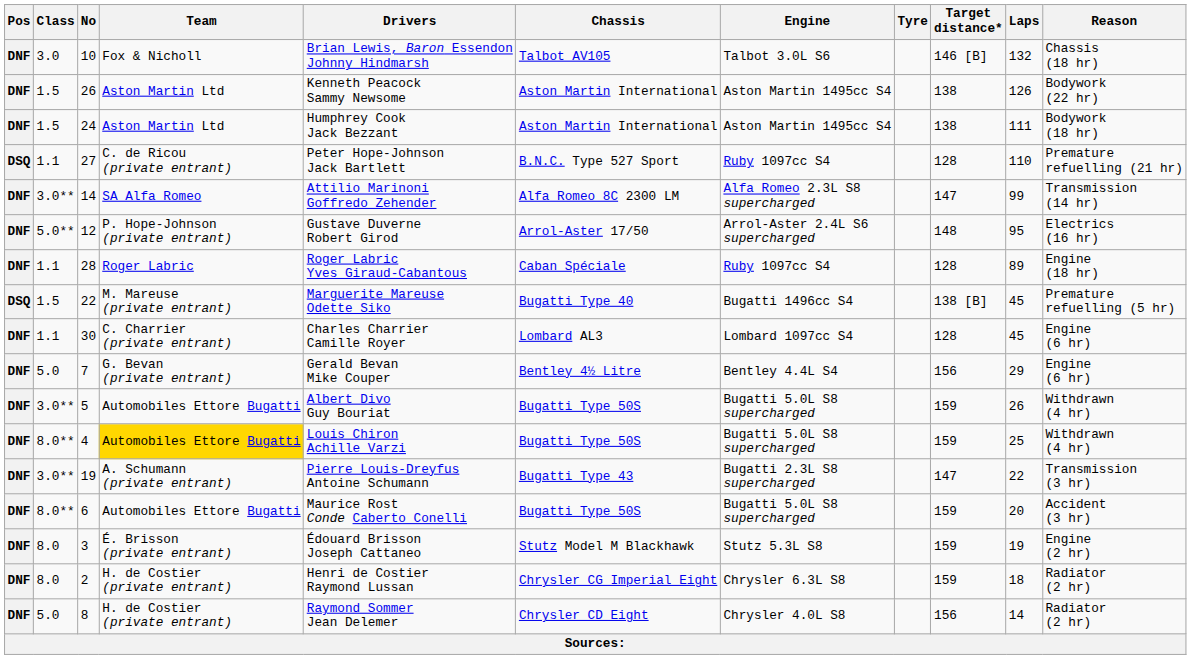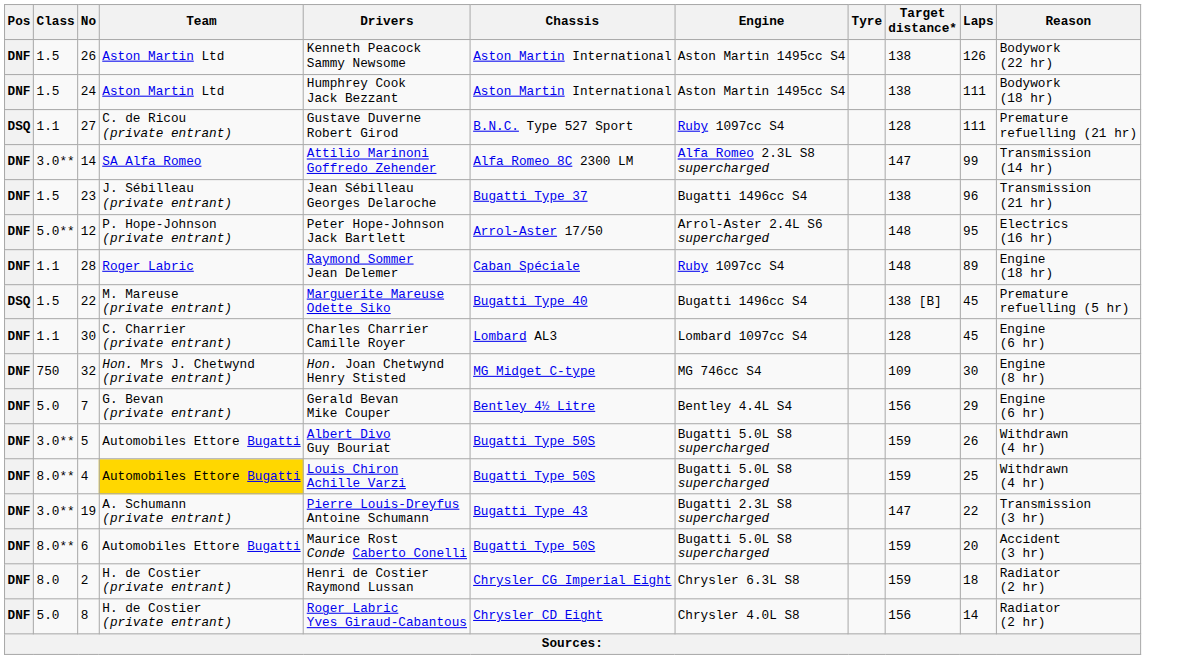- row: (89, 57)
(375, 162) Peter Hope-Johnson Jack Bartlett -> (364, 127) Gustave Duverne Robert Girod
(1020, 162) 110 -> (974, 127) 111
+ row: (89, 197)
(364, 232) Gustave Duverne Robert Girod -> (375, 232) Peter Hope-Johnson Jack Bartlett
(387, 267) Roger Labric Yves Giraud-Cabantous -> (360, 267) Raymond Sommer Jean Delemer
(945, 267) 128 -> (900, 267) 148
+ row: (89, 372)
- row: (85, 547)
(360, 617) Raymond Sommer Jean Delemer -> (387, 617) Roger Labric Yves Giraud-Cabantous
